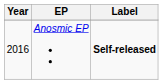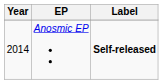(18, 49) 2016 -> (18, 49) 2014
